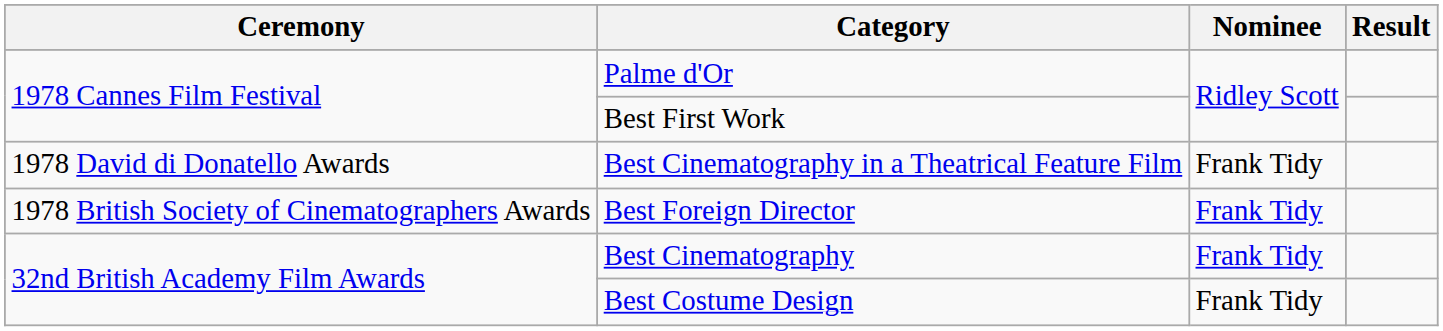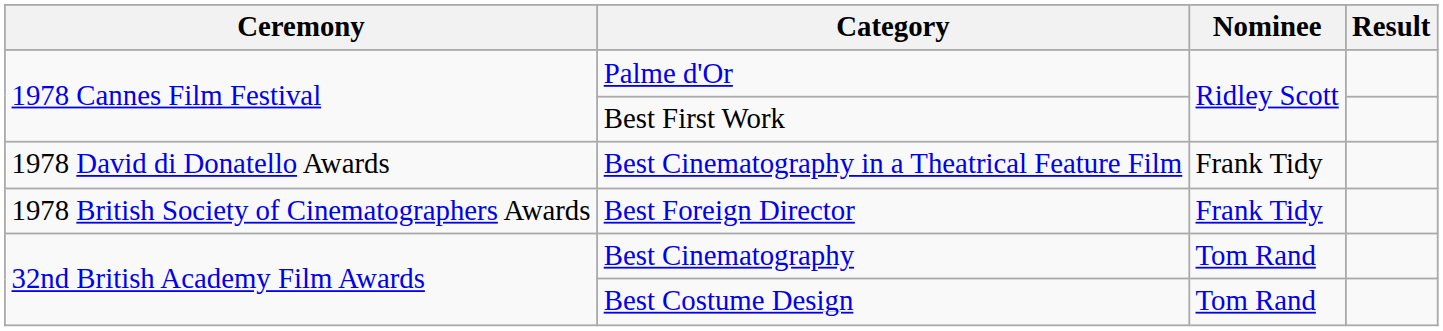(1259, 255) Frank Tidy -> (1256, 255) Tom Rand
(1259, 301) Frank Tidy -> (1256, 301) Tom Rand
